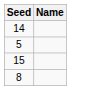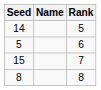+ column: (81, 12)
